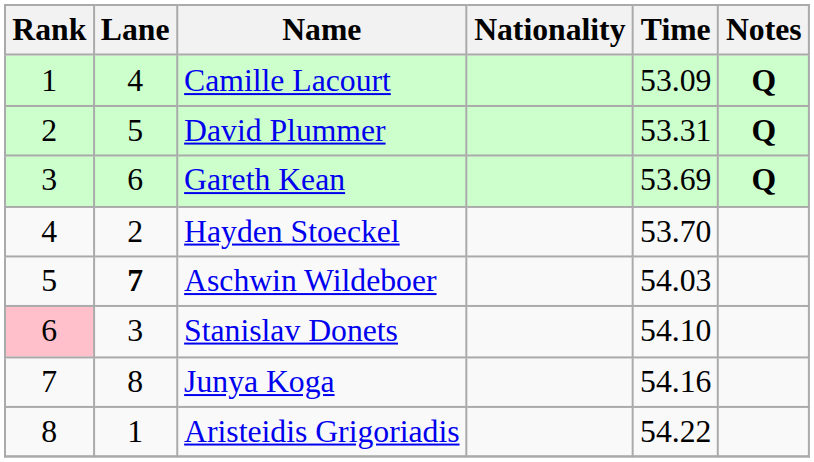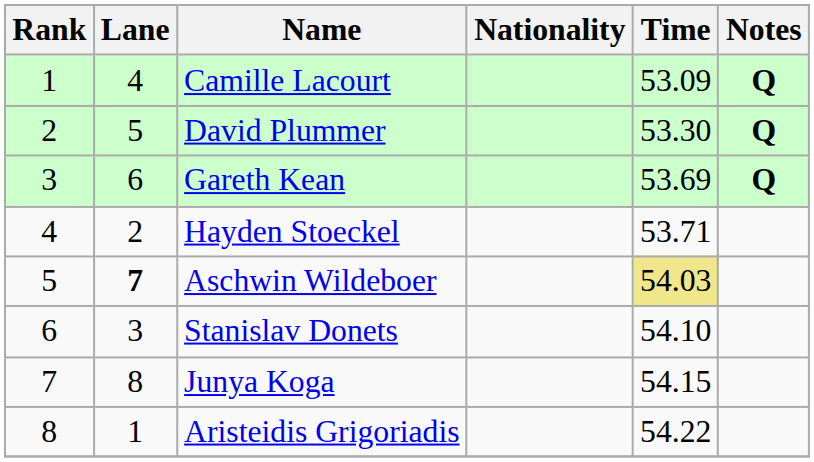(676, 130) 53.31 -> (676, 130) 53.30
(676, 230) 53.70 -> (676, 230) 53.71
(676, 280) no background -> (676, 280) khaki background
(49, 331) pink background -> (49, 331) no background
(676, 381) 54.16 -> (676, 381) 54.15
